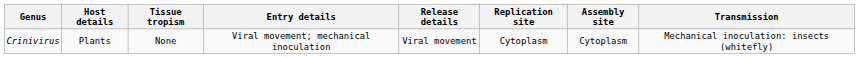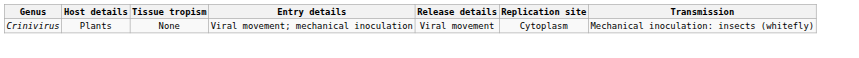- column: (603, 17)
